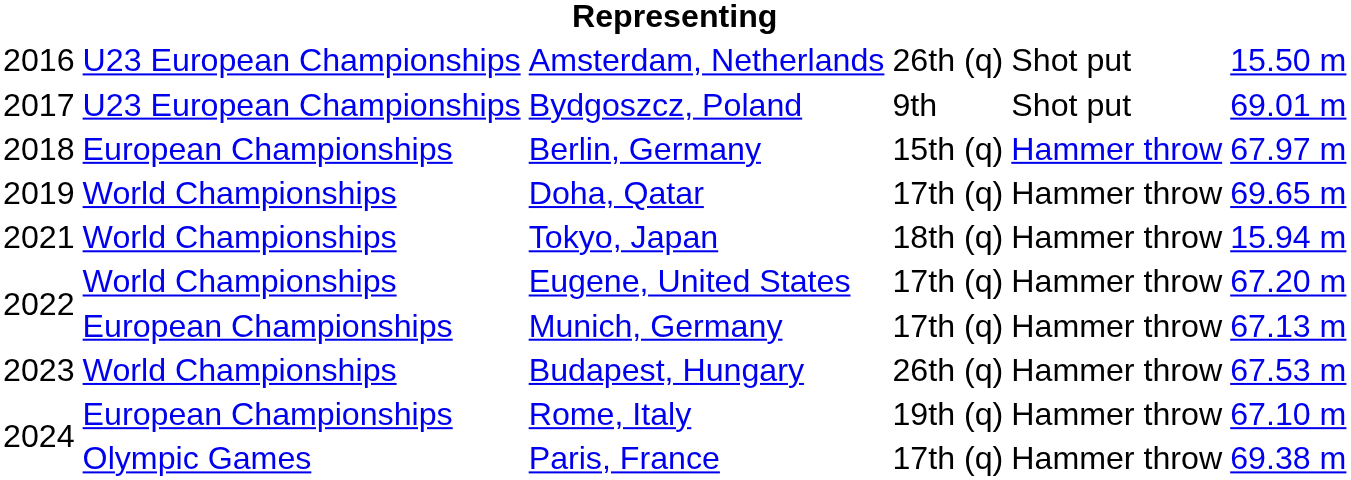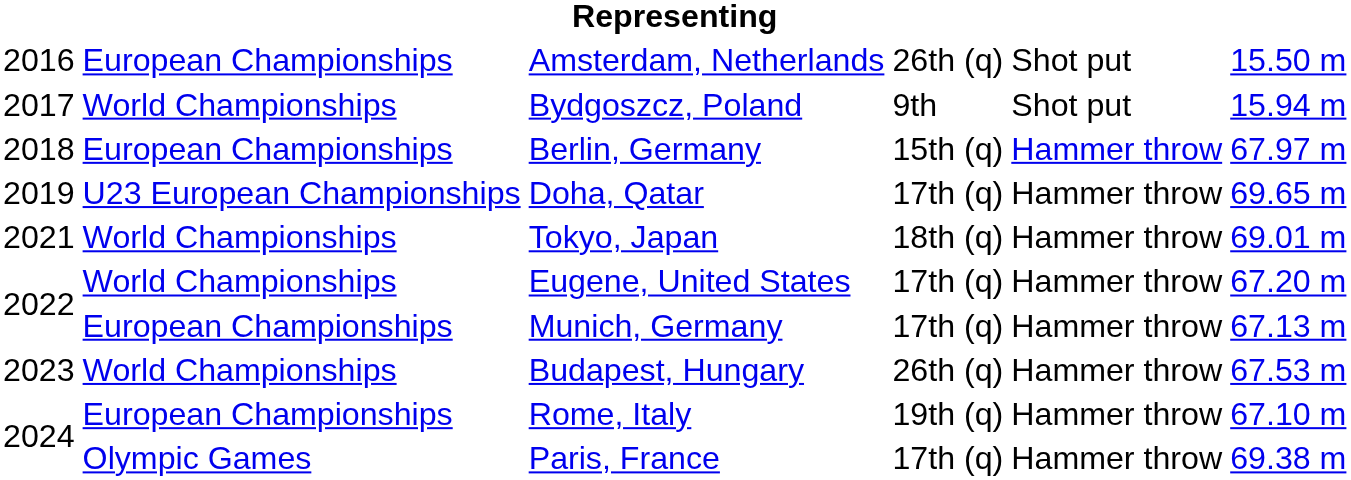(302, 60) U23 European Championships -> (268, 60) European Championships
(302, 105) U23 European Championships -> (240, 105) World Championships
(1288, 105) 69.01 m -> (1288, 105) 15.94 m
(240, 193) World Championships -> (302, 193) U23 European Championships
(1288, 237) 15.94 m -> (1288, 237) 69.01 m
